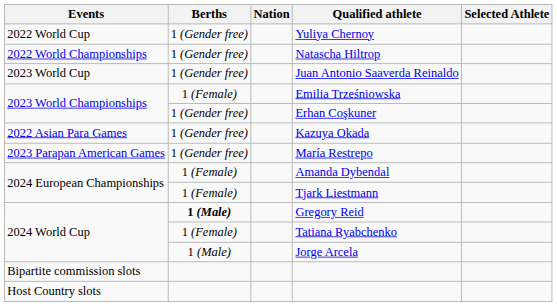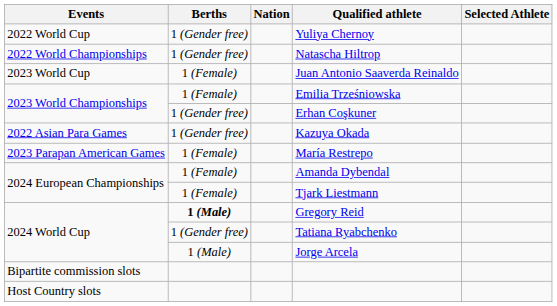(209, 73) 1 (Gender free) -> (209, 73) 1 (Female)
(209, 152) 1 (Gender free) -> (209, 152) 1 (Female)
(209, 232) 1 (Female) -> (209, 232) 1 (Gender free)
